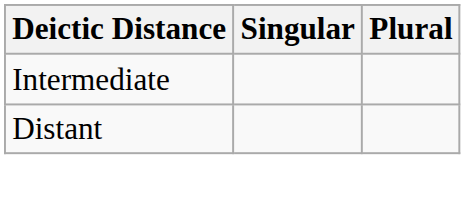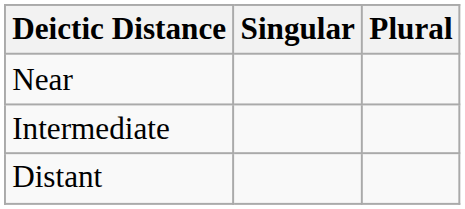+ row: (42, 78)
